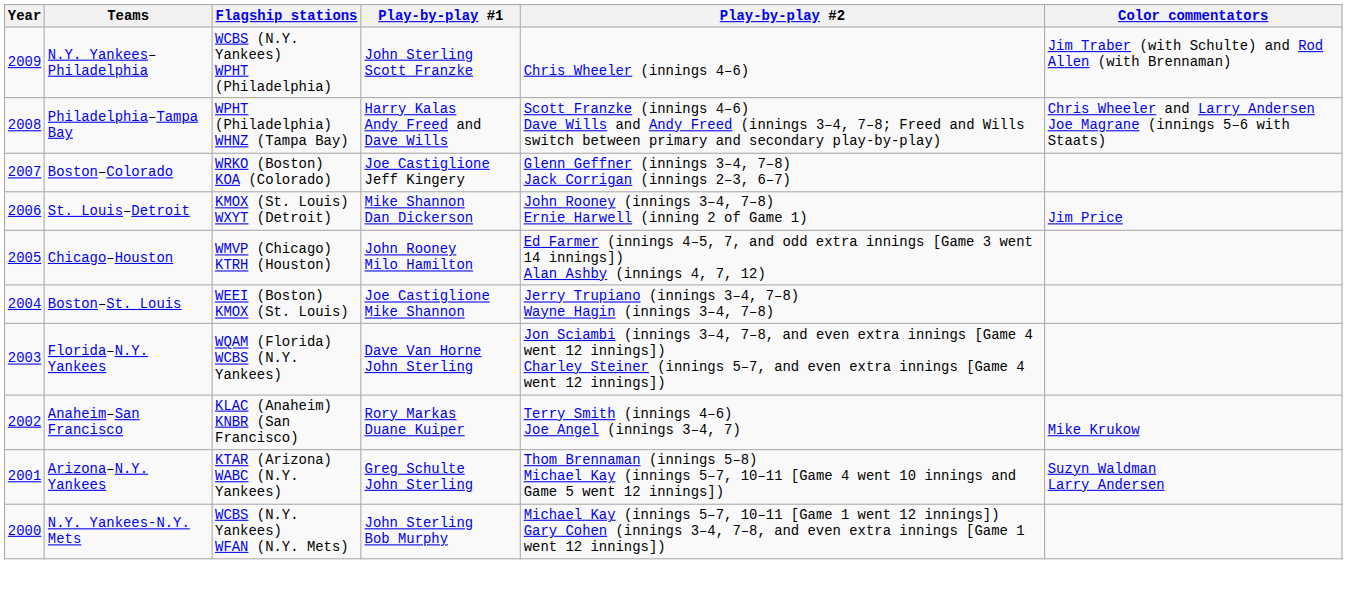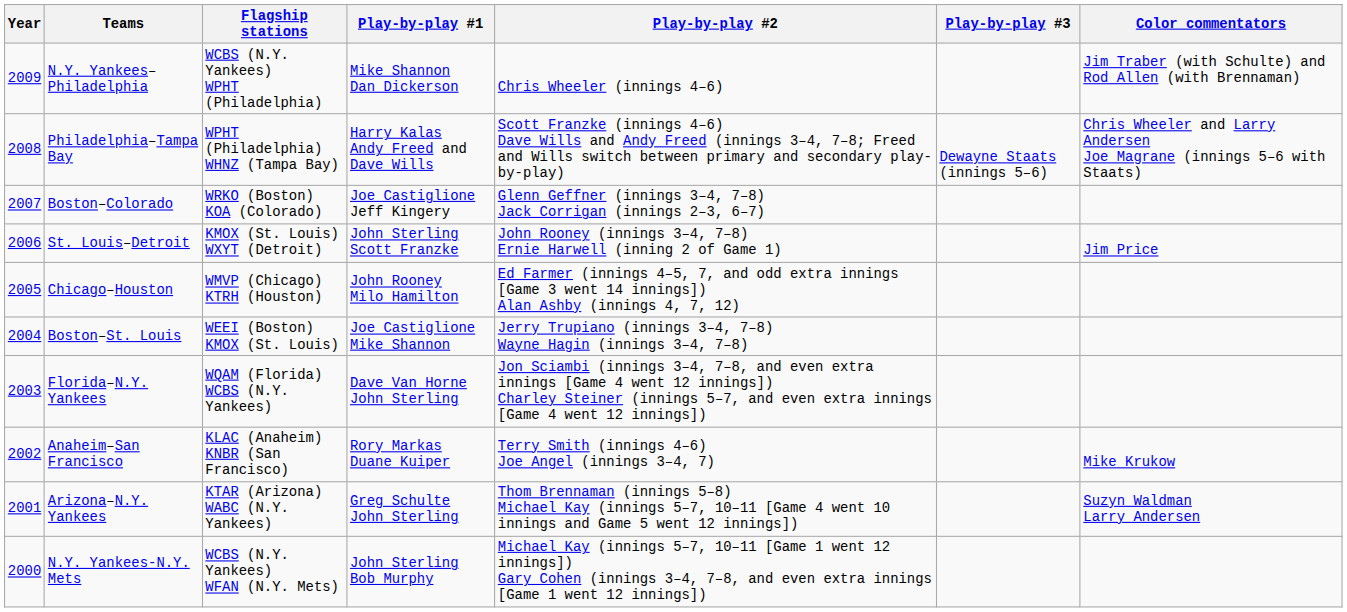+ column: (1008, 24)
(419, 63) John Sterling Scott Franzke -> (404, 79) Mike Shannon Dan Dickerson
(419, 211) Mike Shannon Dan Dickerson -> (404, 243) John Sterling Scott Franzke
